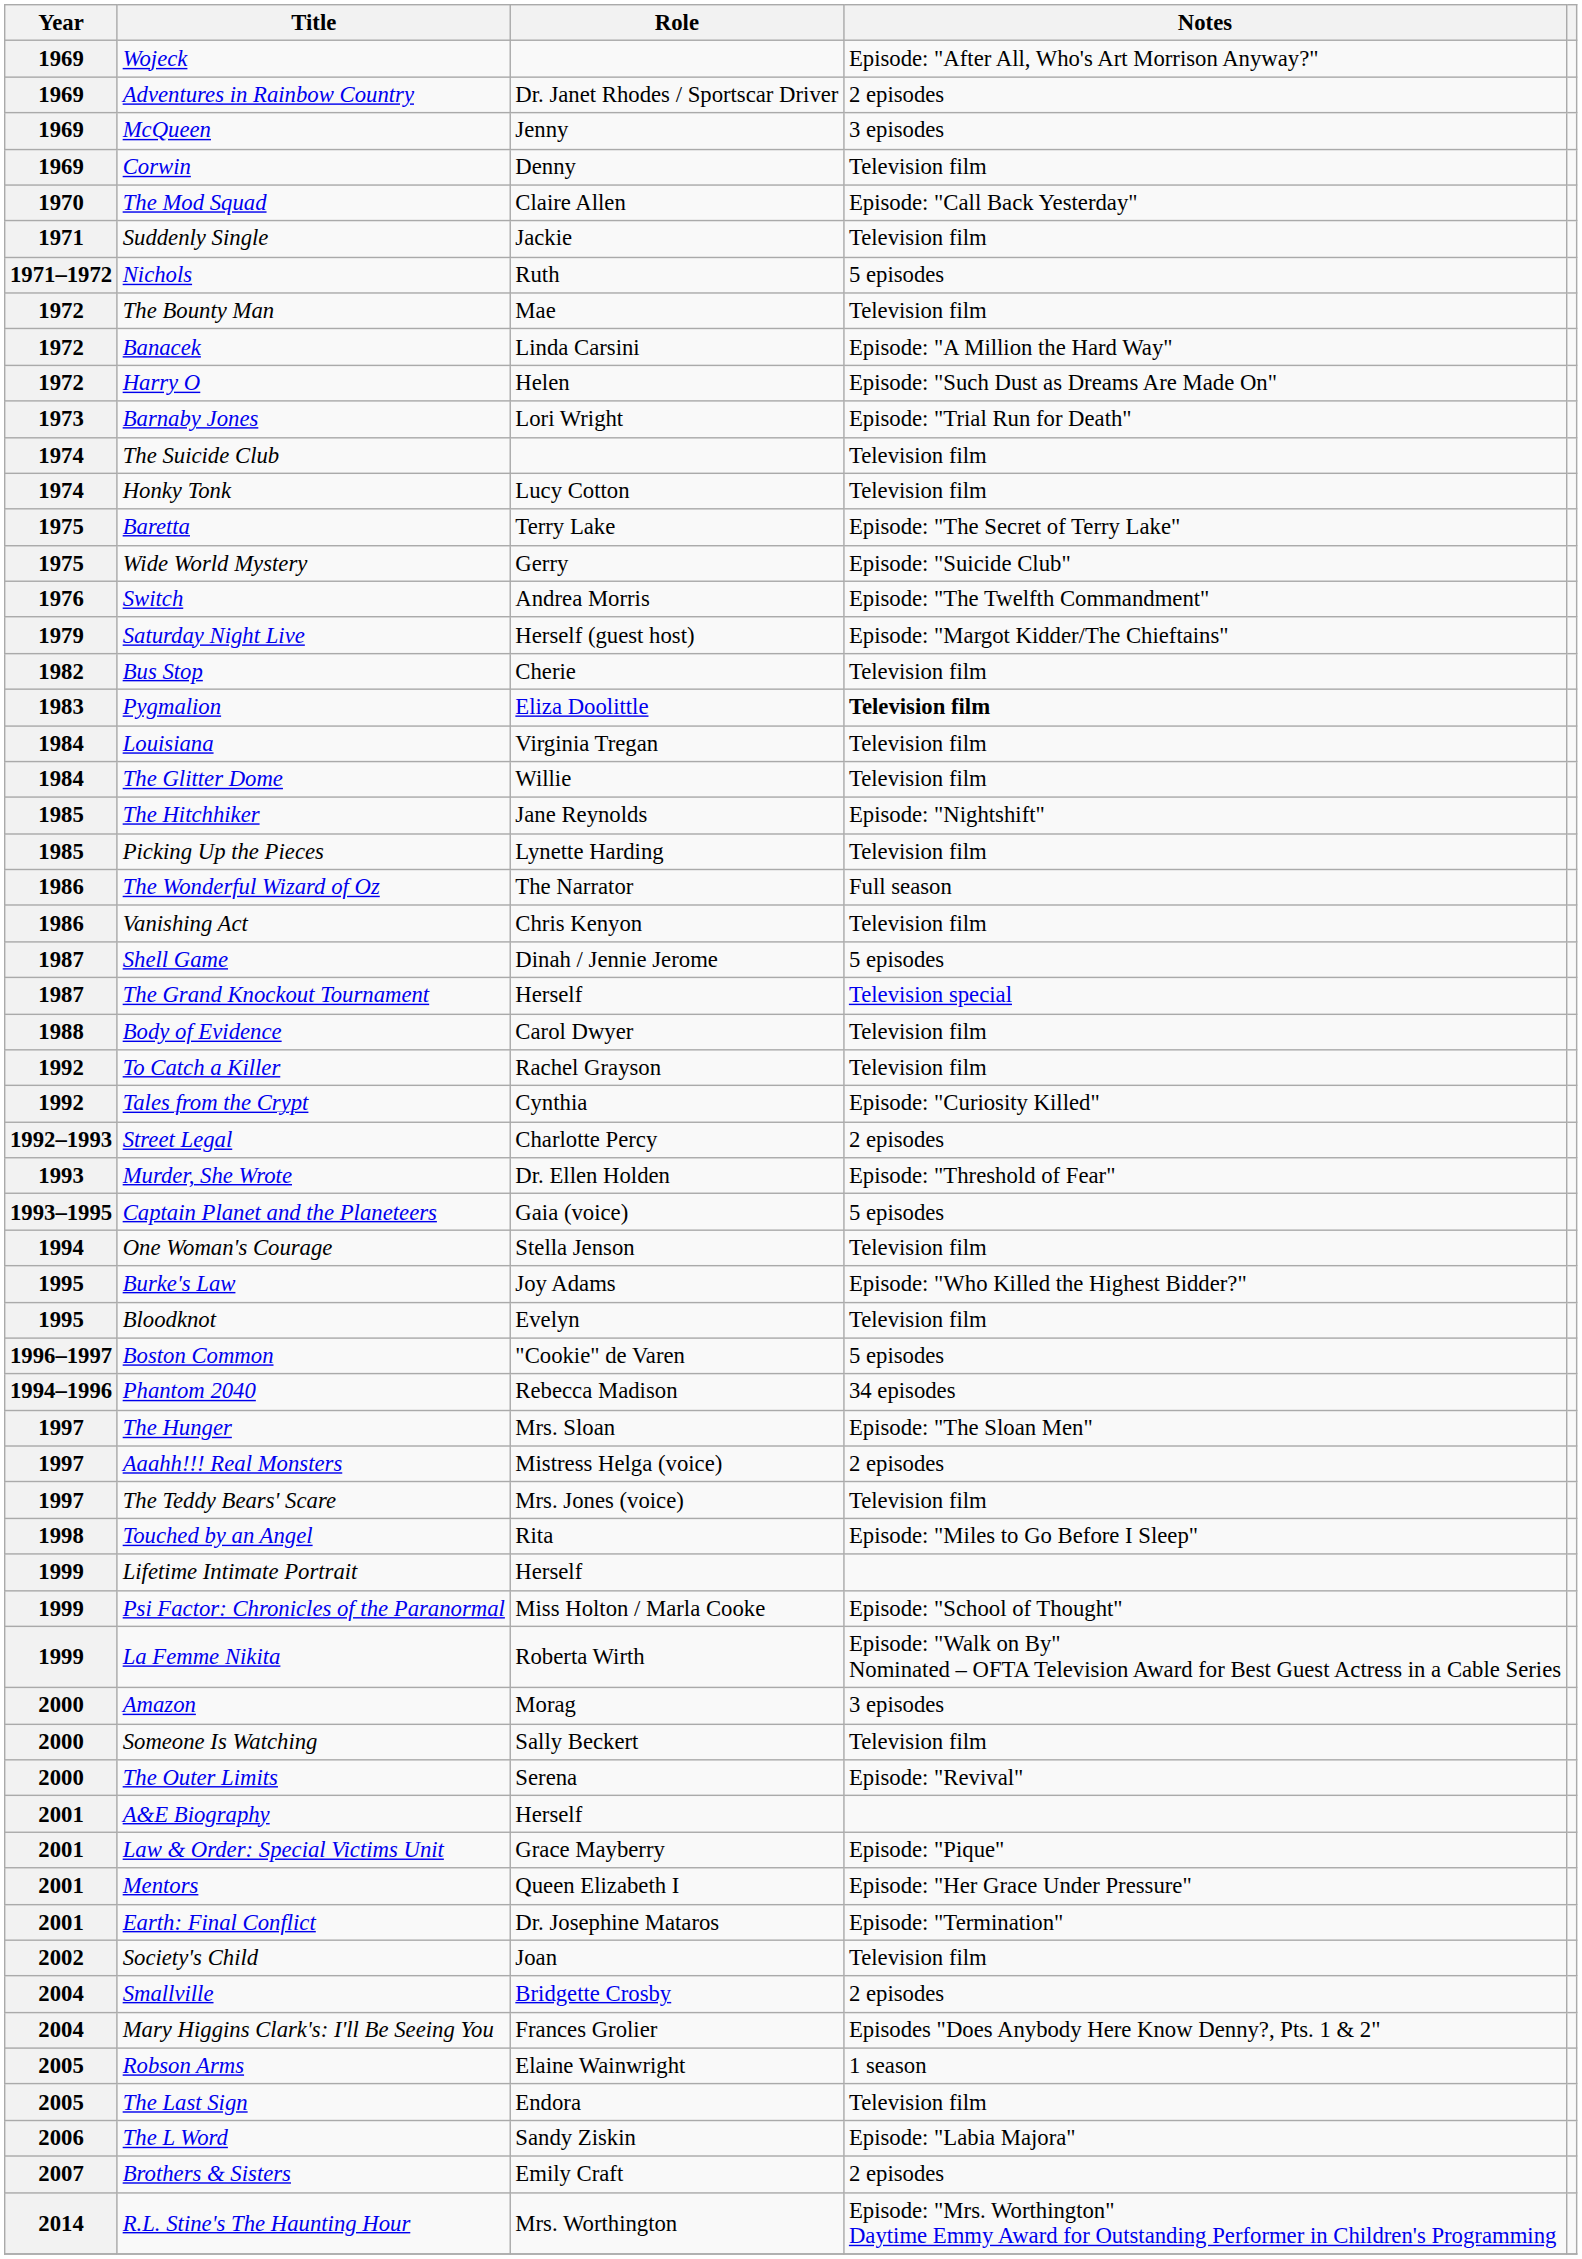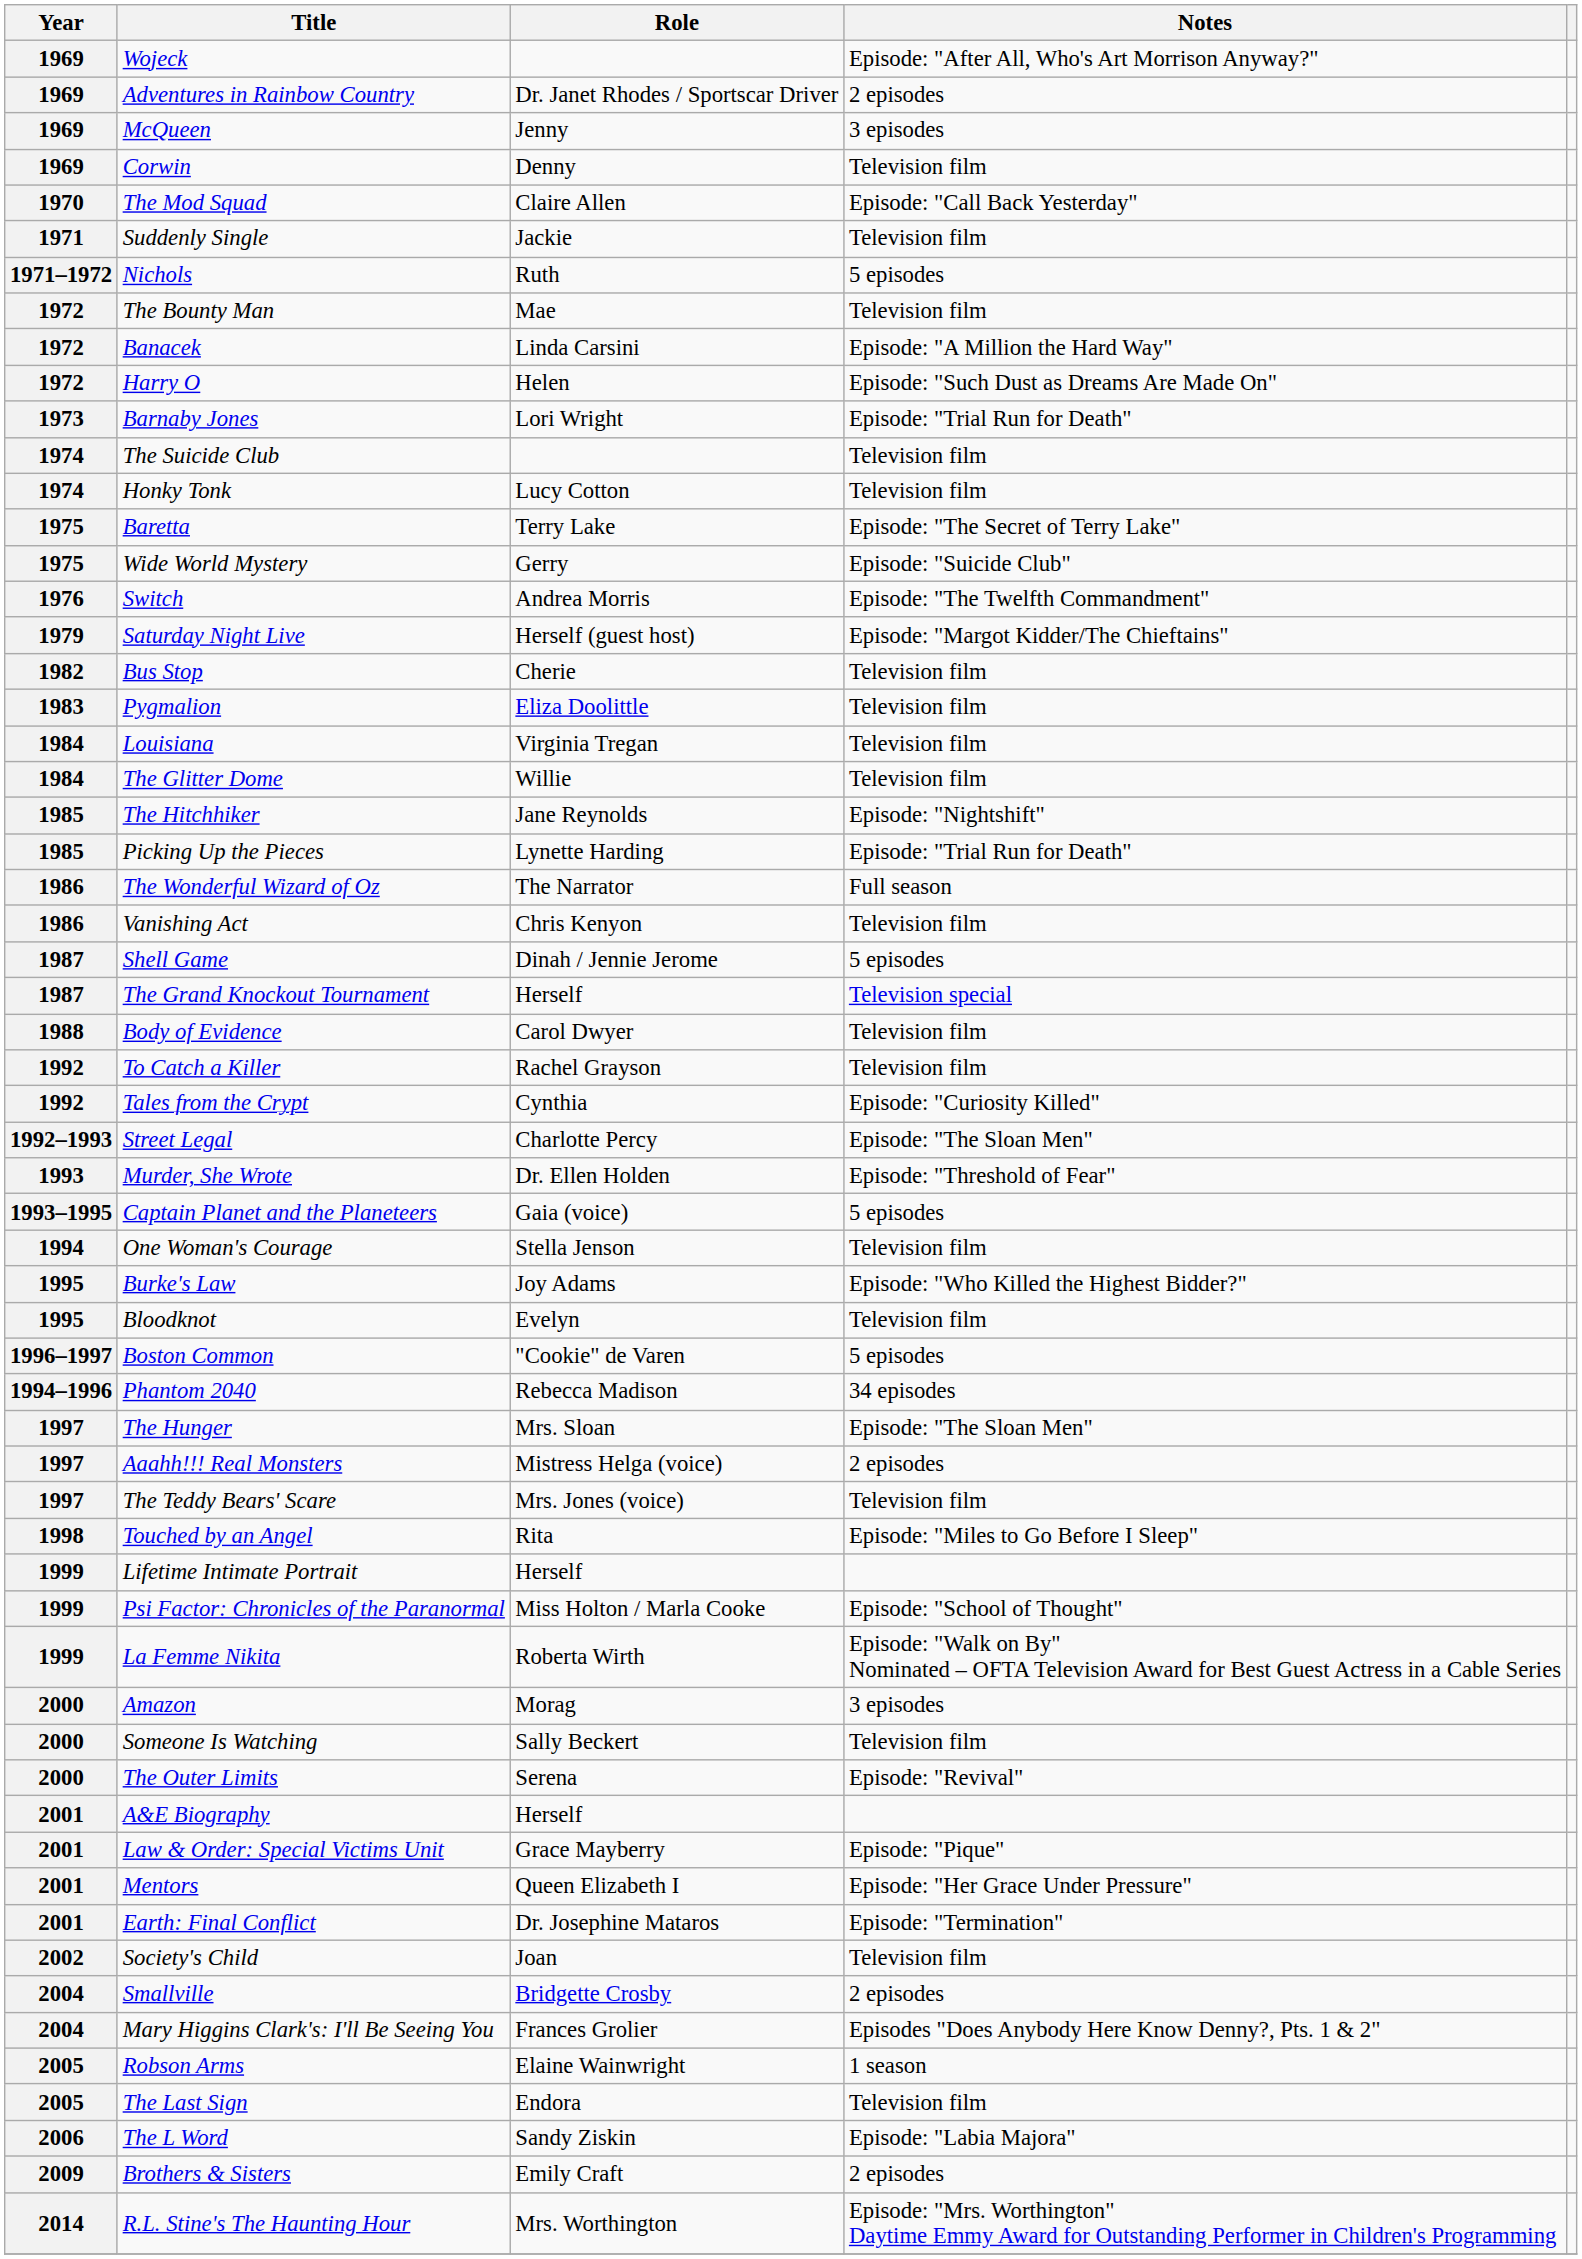(919, 707) bold -> (918, 707) normal
(918, 851) Television film -> (990, 851) Episode: "Trial Run for Death"
(897, 1139) 2 episodes -> (971, 1139) Episode: "The Sloan Men"
(61, 2173) 2007 -> (61, 2173) 2009
